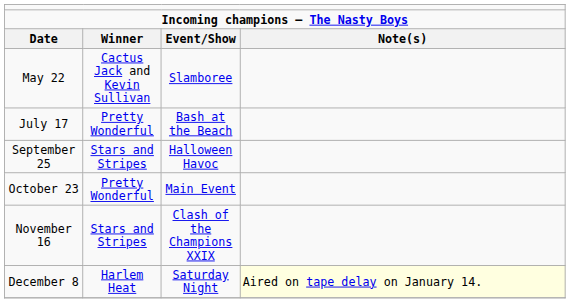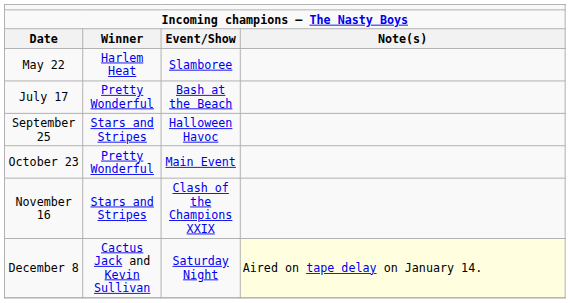(122, 78) Cactus Jack and Kevin Sullivan -> (122, 64) Harlem Heat
(122, 281) Harlem Heat -> (122, 268) Cactus Jack and Kevin Sullivan
